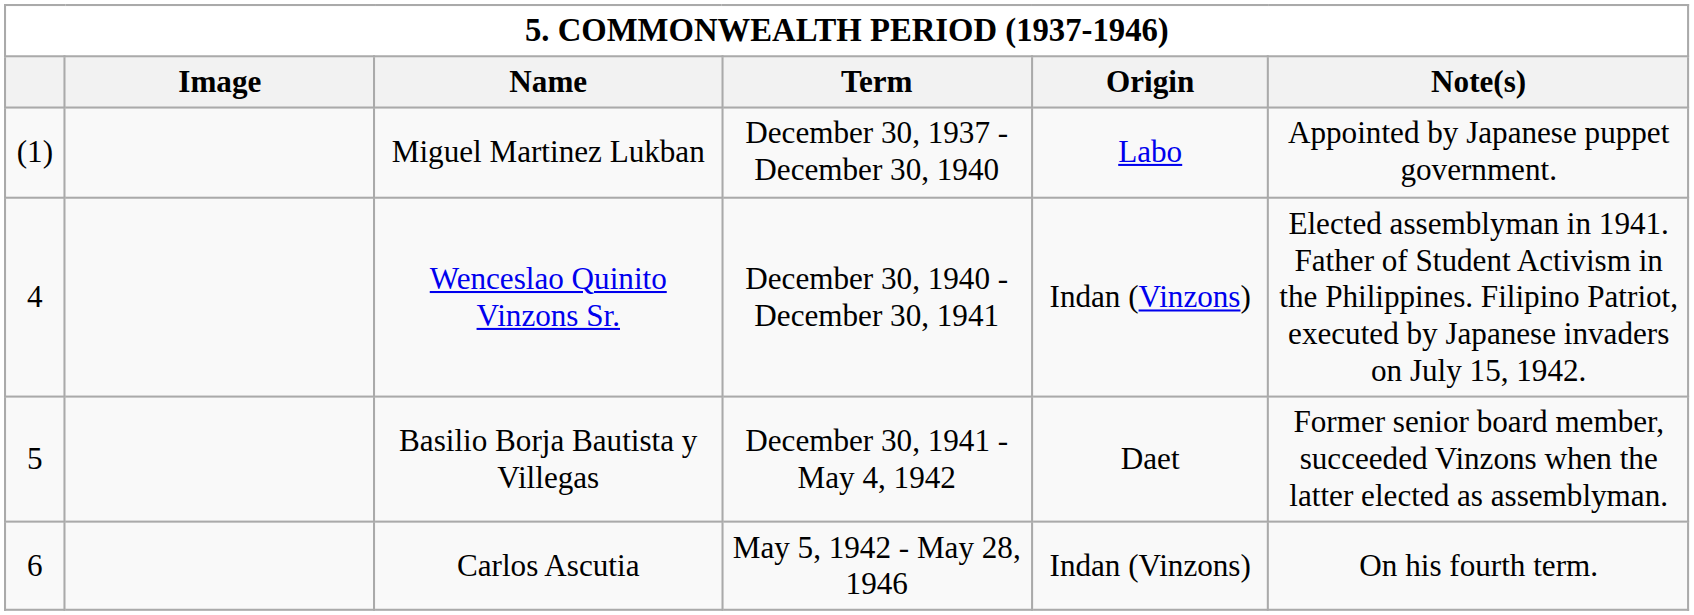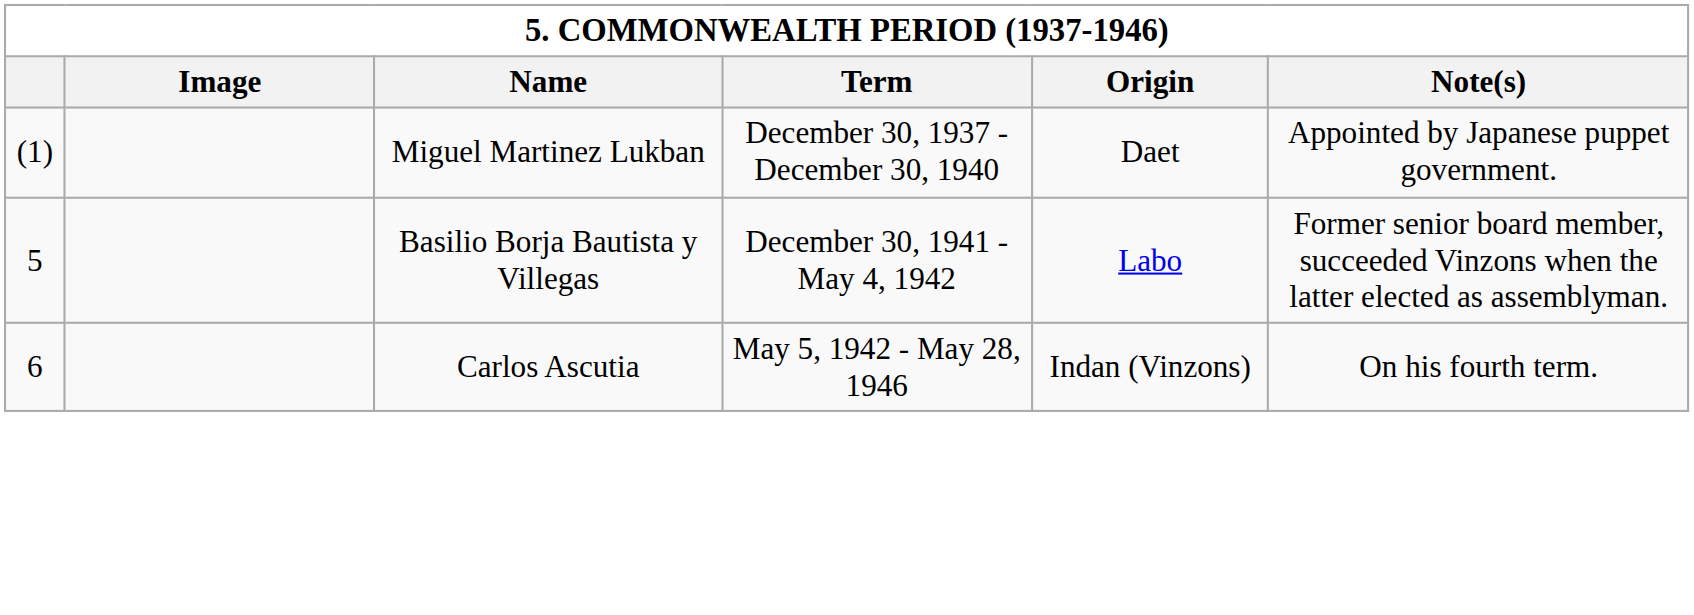(1150, 152) Labo -> (1150, 152) Daet
- row: (548, 295)
(1150, 457) Daet -> (1150, 258) Labo
